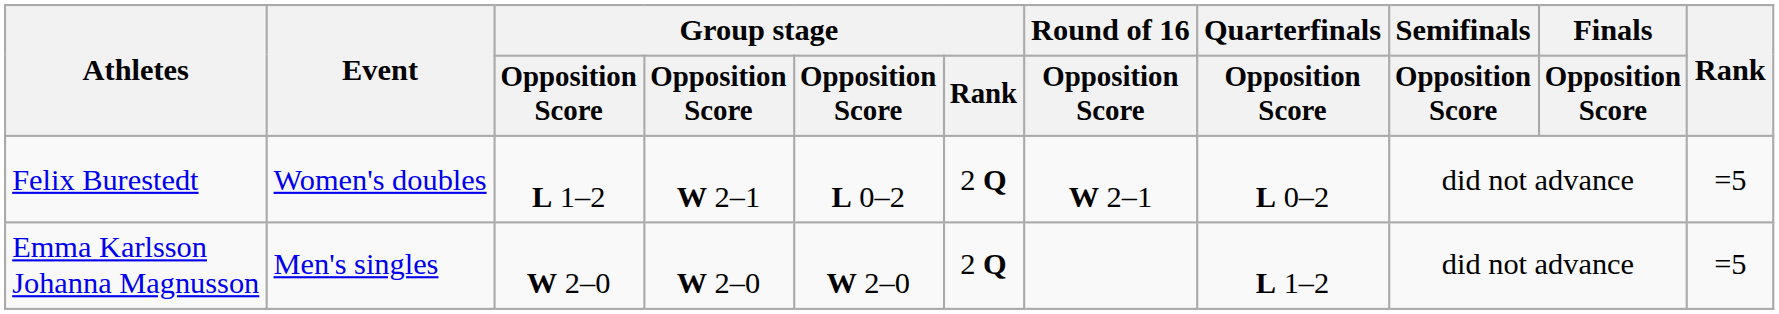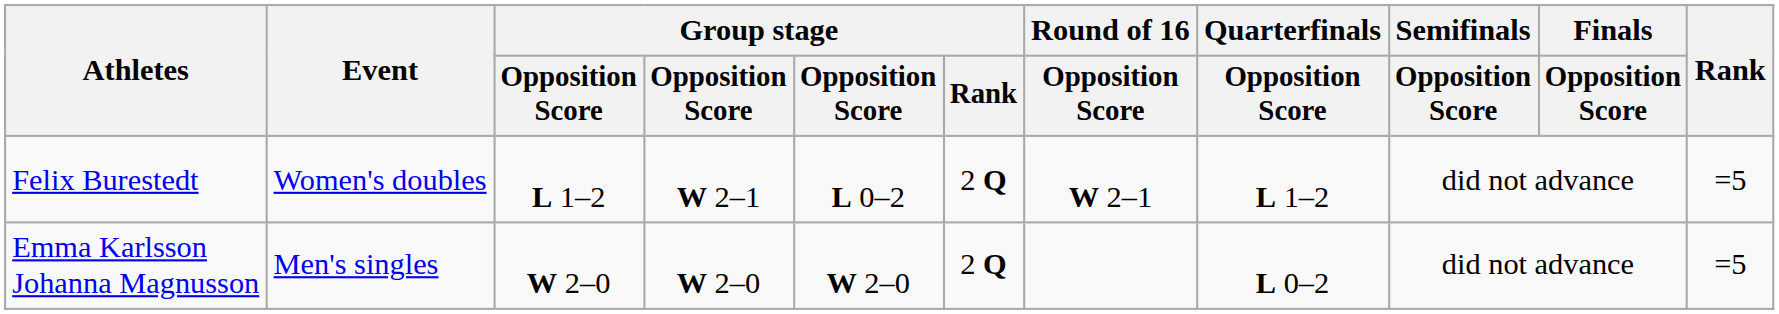(1293, 197) L 0–2 -> (1293, 197) L 1–2
(1293, 283) L 1–2 -> (1293, 283) L 0–2
